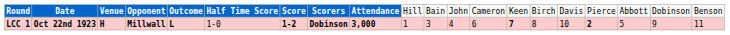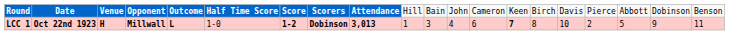(363, 24) 3,000 -> (363, 24) 3,013
(589, 24) bold -> (589, 24) normal
